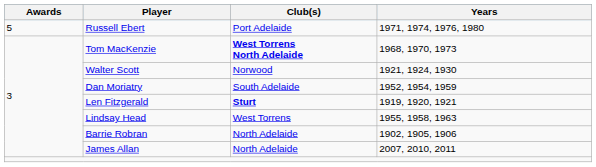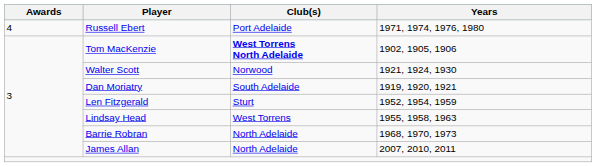(9, 28) 5 -> (9, 28) 4
(418, 49) 1968, 1970, 1973 -> (418, 49) 1902, 1905, 1906
(418, 86) 1952, 1954, 1959 -> (418, 86) 1919, 1920, 1921
(244, 102) bold -> (243, 102) normal
(418, 102) 1919, 1920, 1921 -> (418, 102) 1952, 1954, 1959
(418, 133) 1902, 1905, 1906 -> (418, 133) 1968, 1970, 1973
